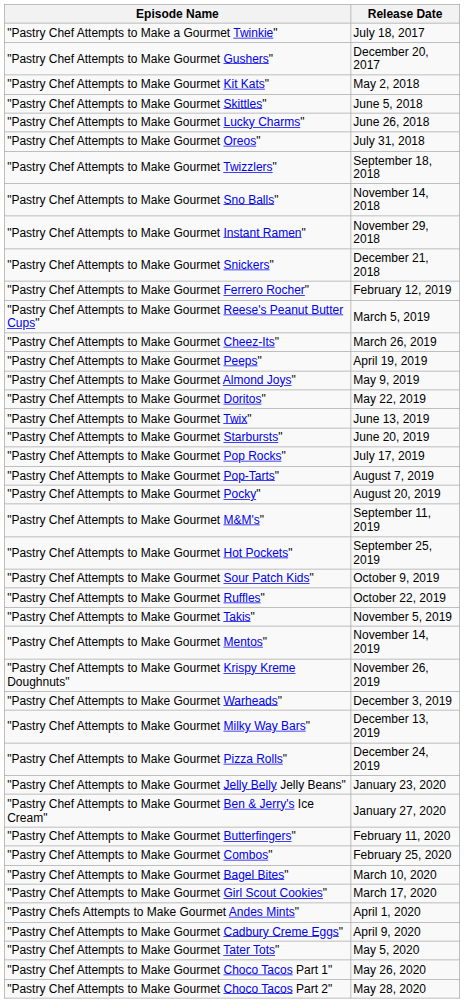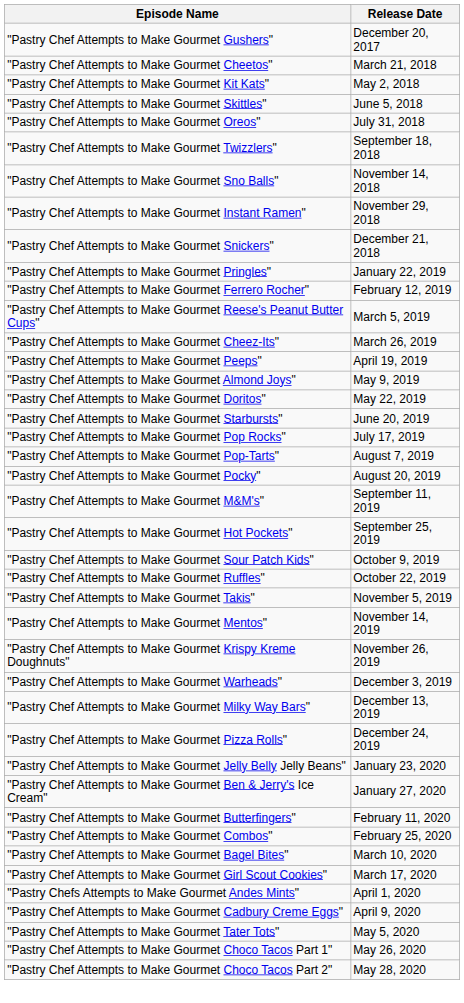- row: (142, 33)
+ row: (140, 65)
- row: (156, 122)
+ row: (139, 271)
- row: (129, 418)
